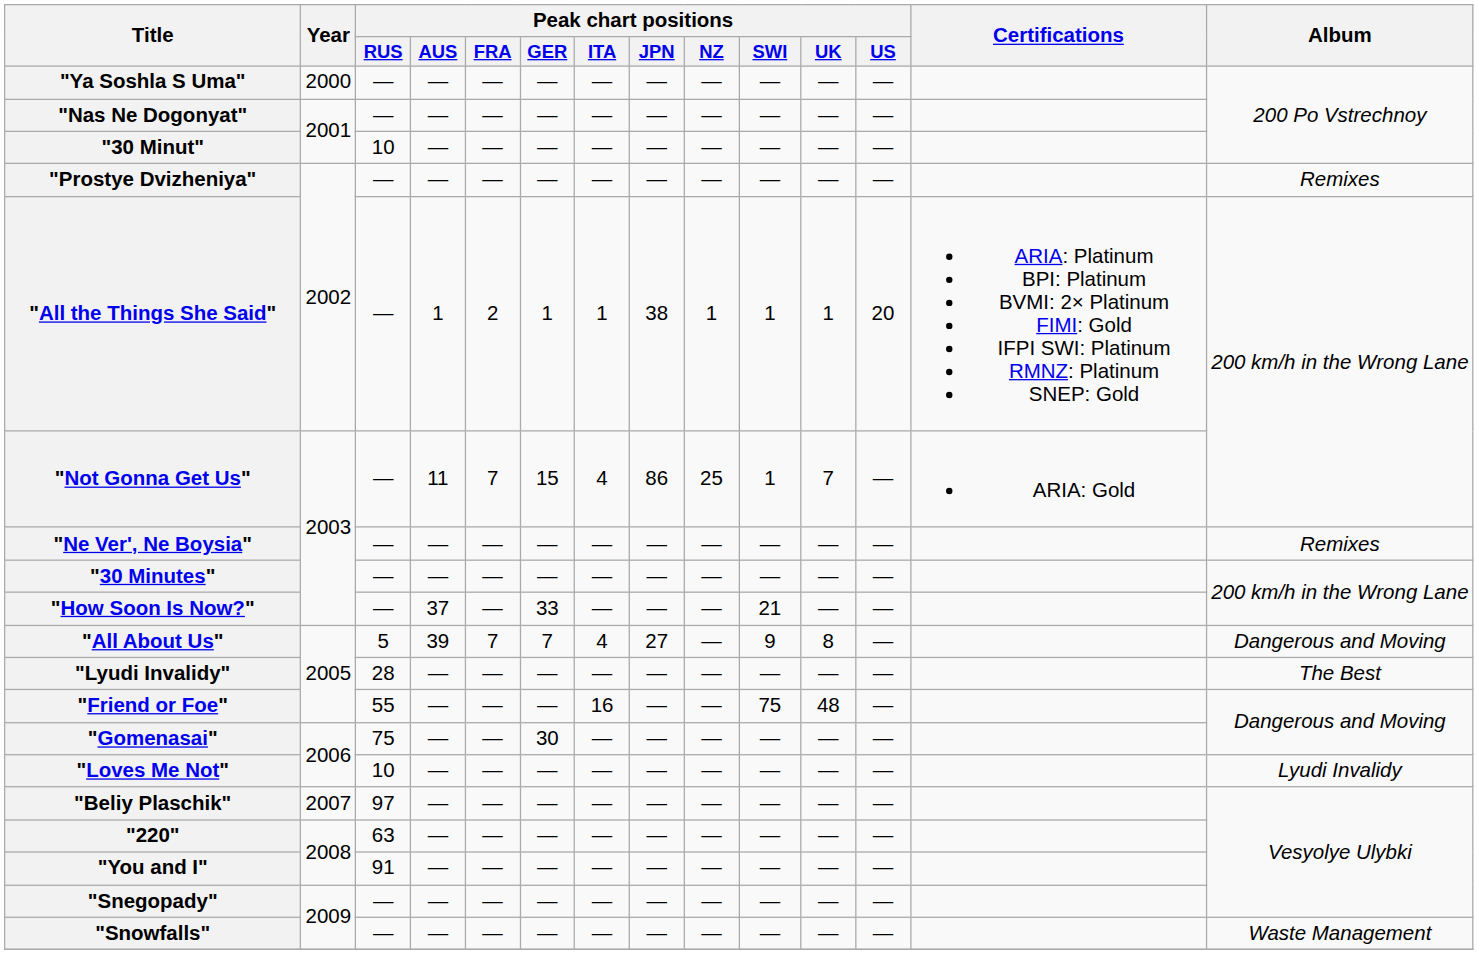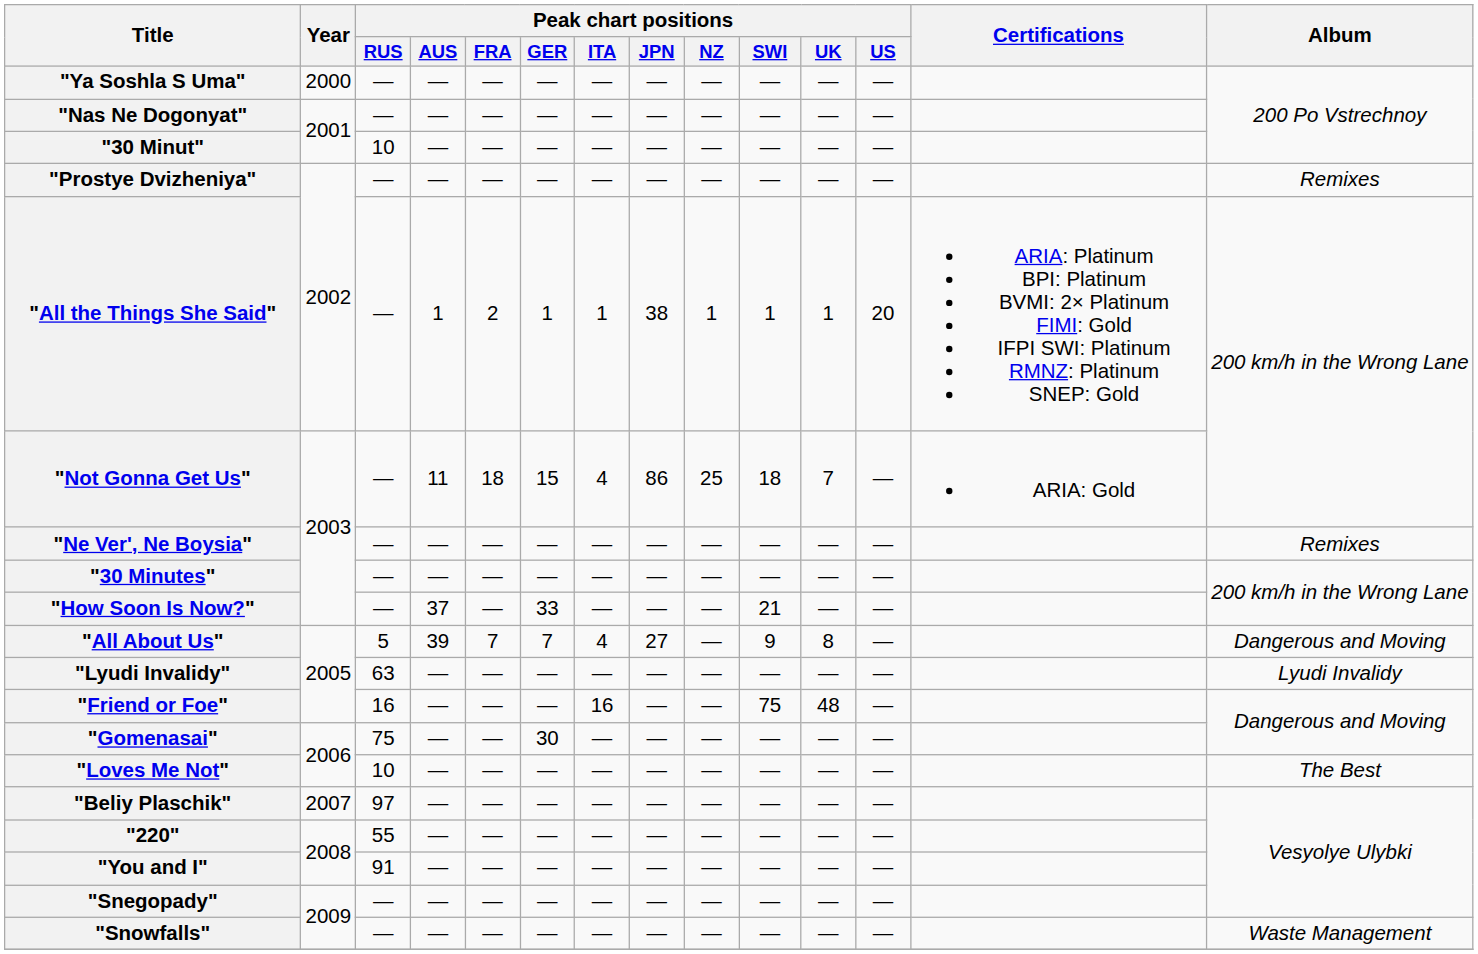(493, 478) 7 -> (493, 478) 18
(770, 478) 1 -> (770, 478) 18
(383, 673) 28 -> (383, 673) 63
(1340, 673) The Best -> (1340, 673) Lyudi Invalidy
(383, 705) 55 -> (383, 705) 16
(1340, 770) Lyudi Invalidy -> (1340, 770) The Best
(383, 835) 63 -> (383, 835) 55
